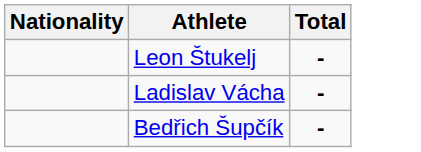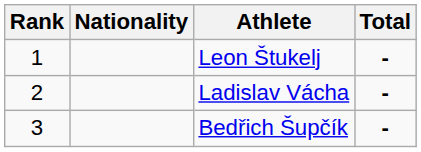+ column: (37, 22)
